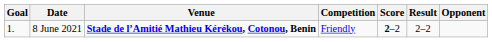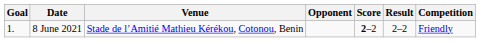columns swapped: (463, 12) <-> (348, 12)
(201, 28) bold -> (195, 28) normal
